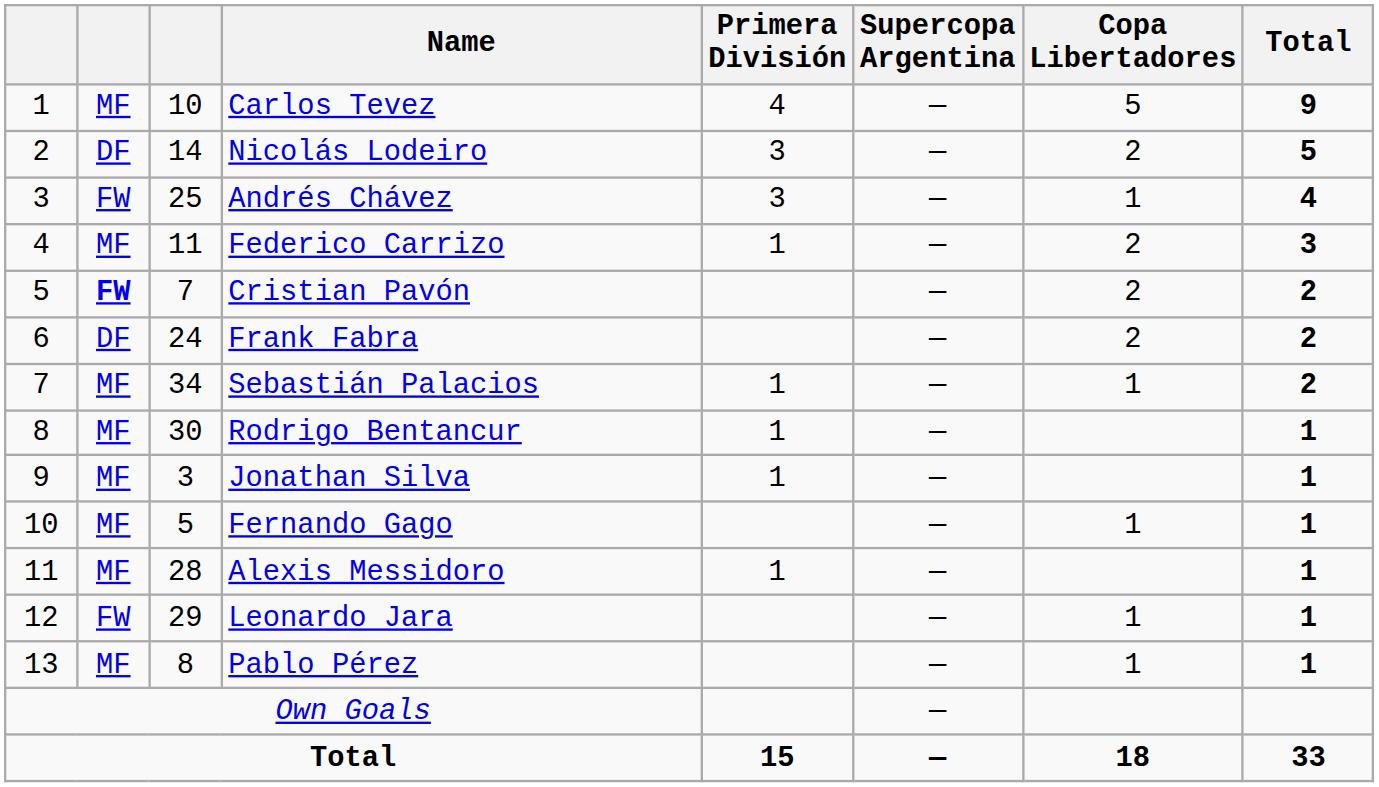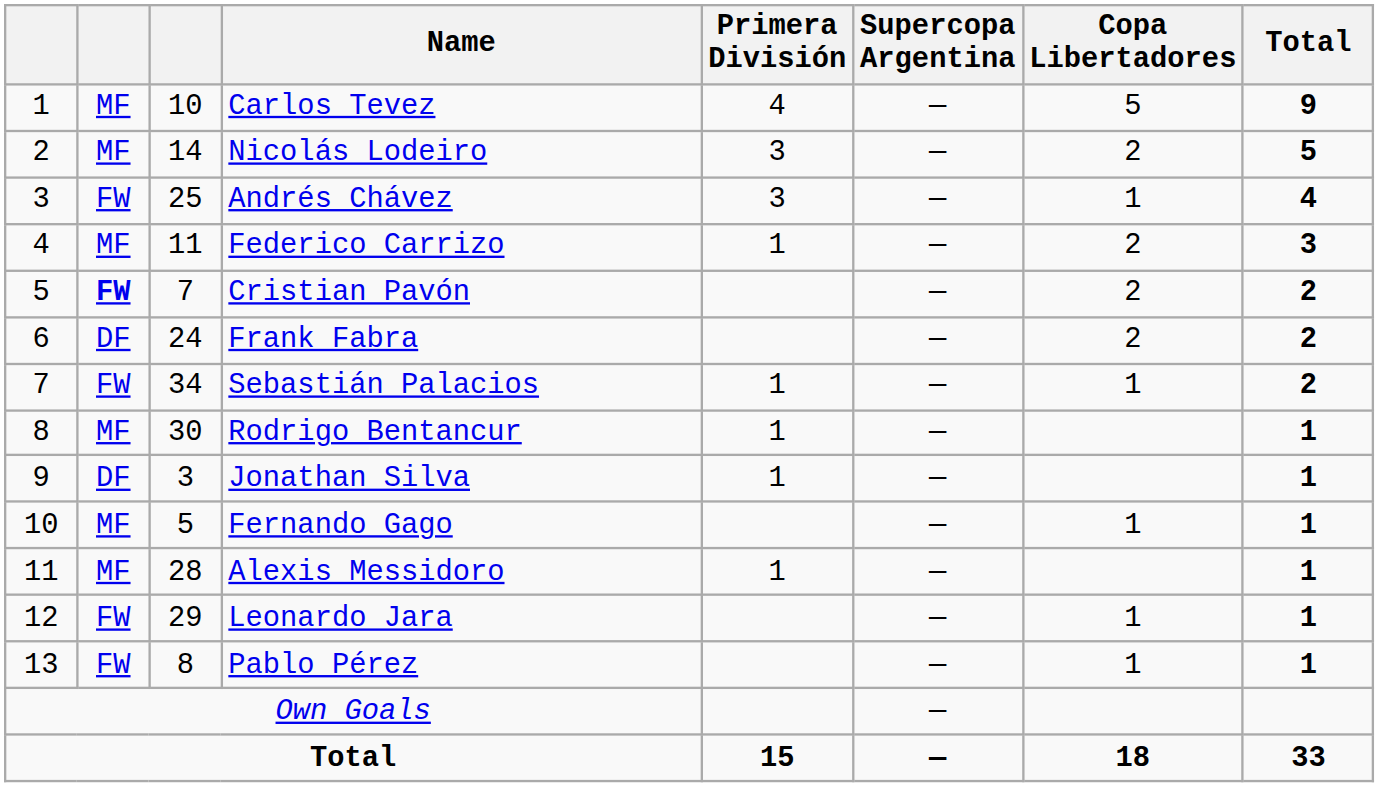(113, 154) DF -> (113, 154) MF
(113, 387) MF -> (113, 387) FW
(113, 479) MF -> (113, 479) DF
(113, 665) MF -> (113, 665) FW
